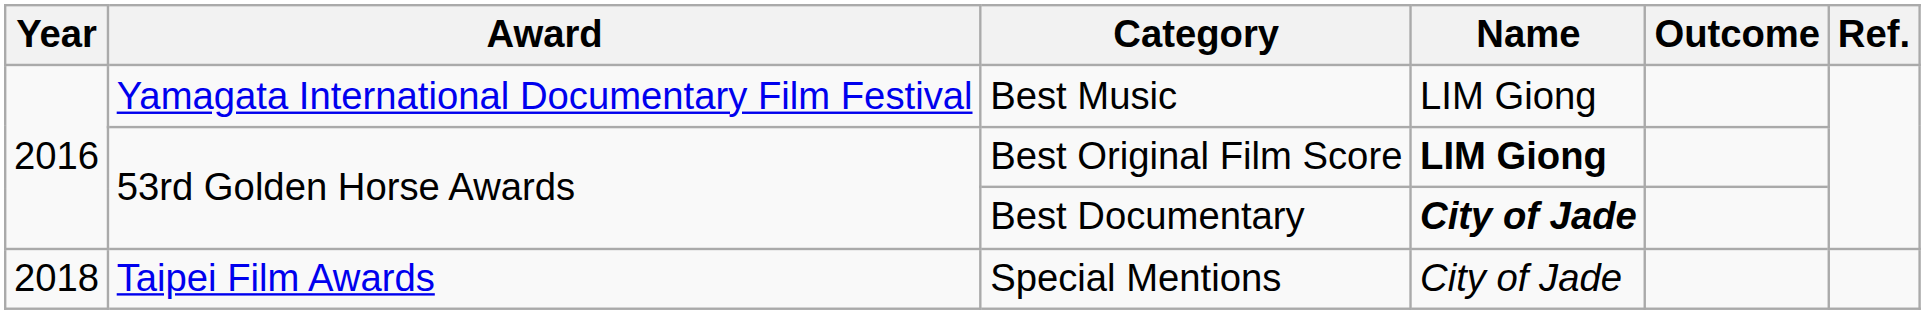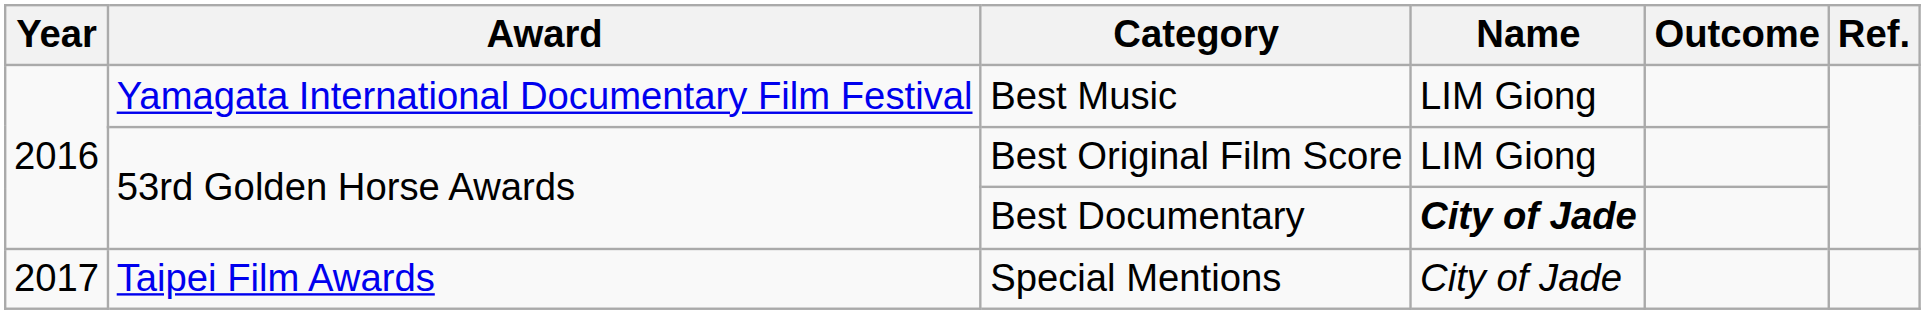(1513, 156) bold -> (1508, 156) normal
(57, 277) 2018 -> (57, 277) 2017
